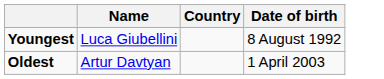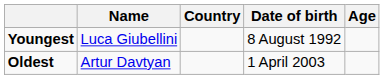+ column: (362, 16)
